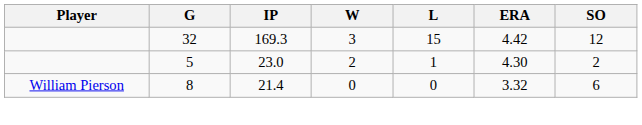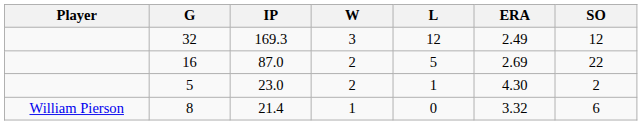(433, 39) 15 -> (433, 39) 12
(515, 39) 4.42 -> (515, 39) 2.49
+ row: (190, 62)
(352, 85) 0 -> (352, 108) 1
